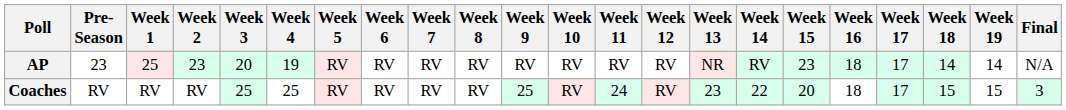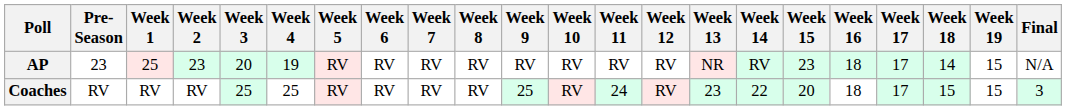(994, 64) 14 -> (994, 64) 15
